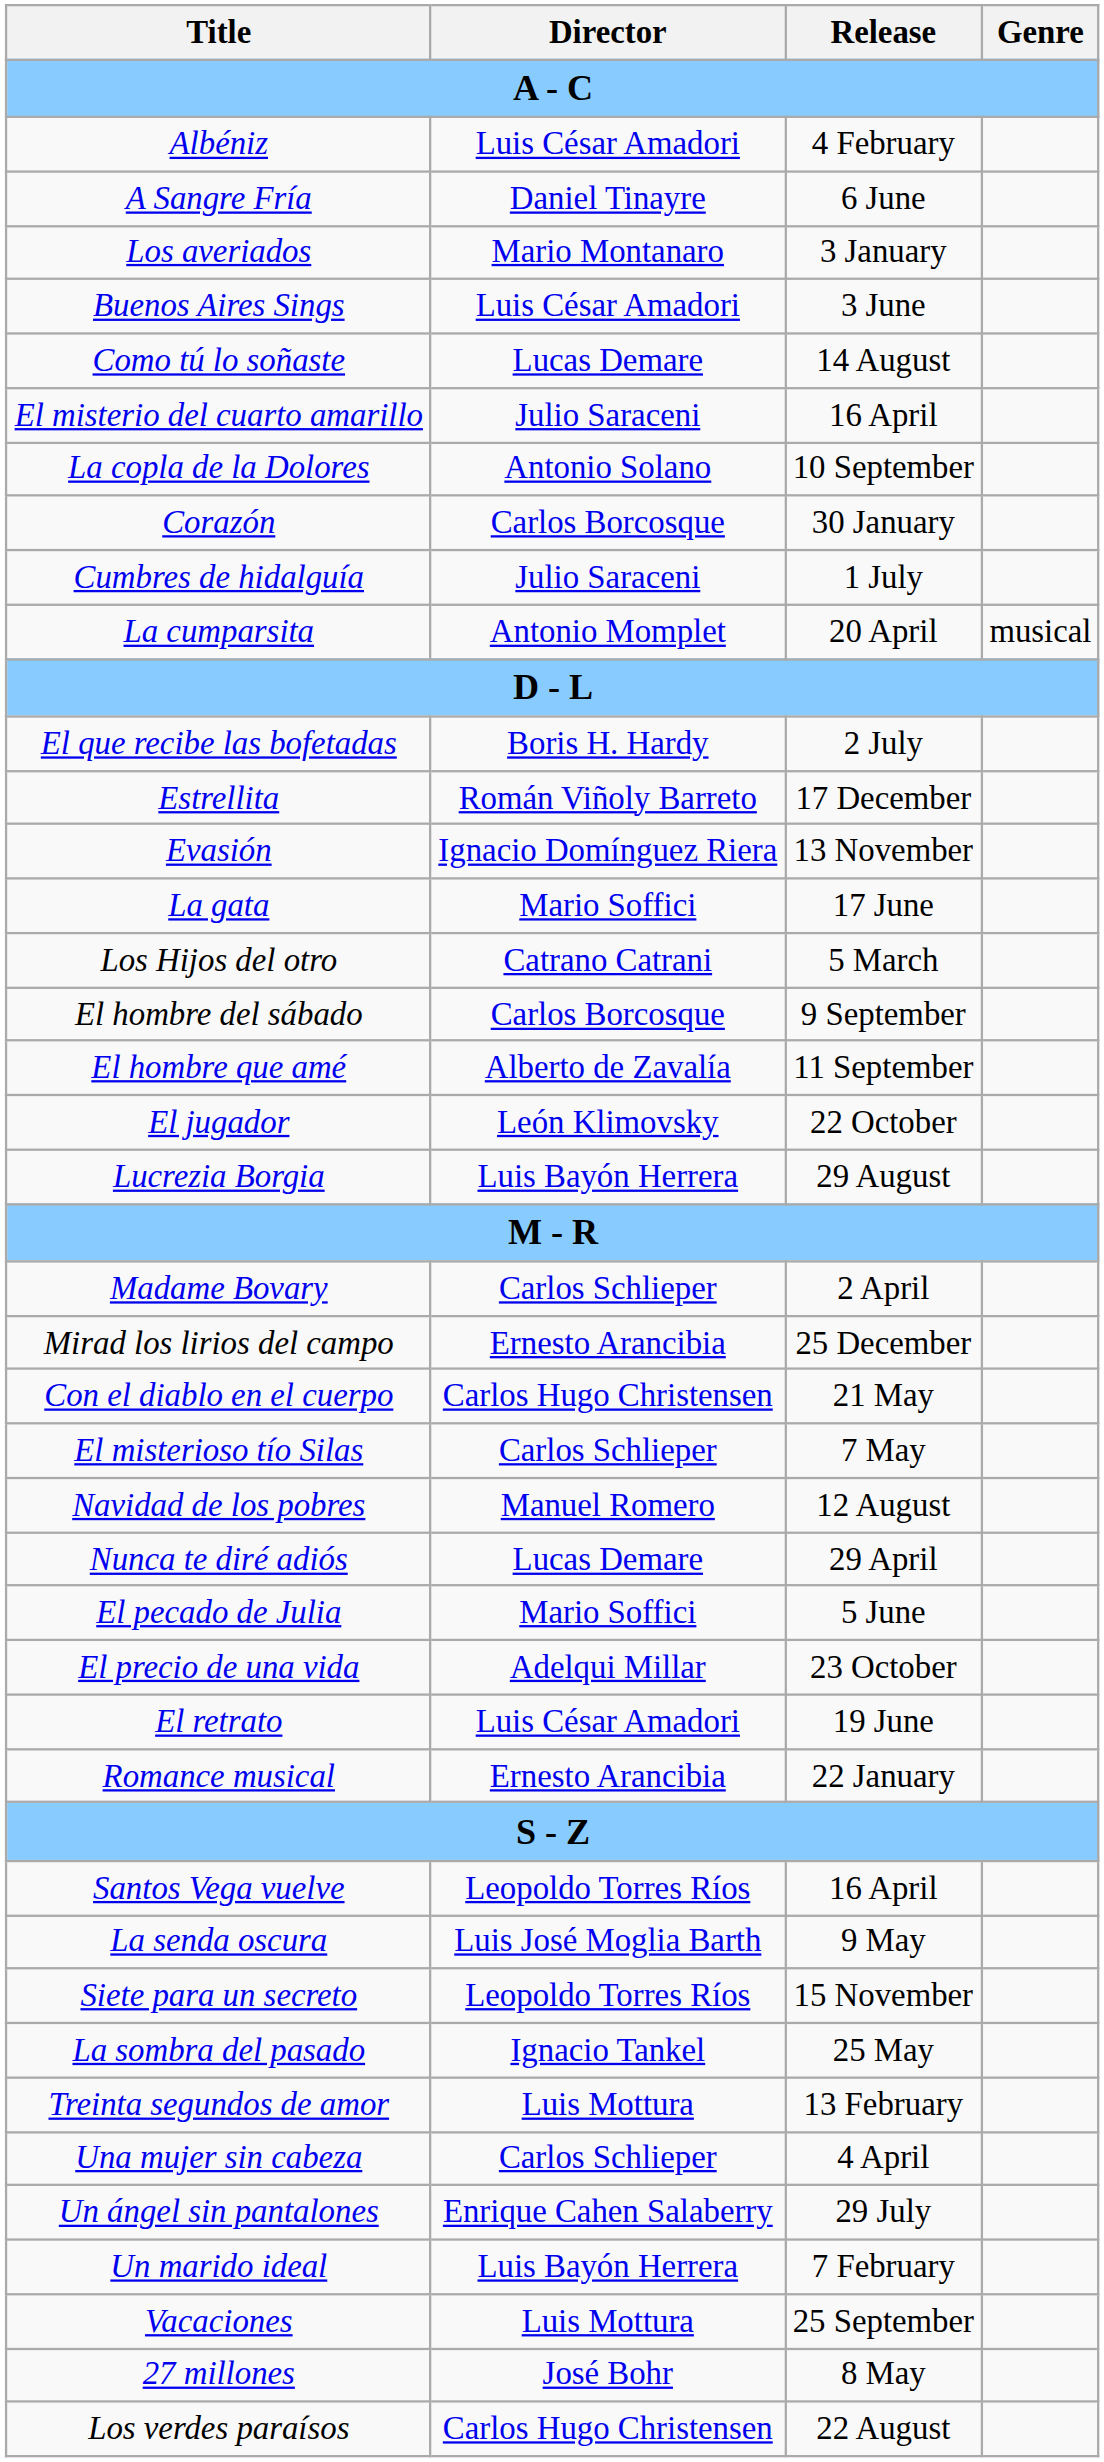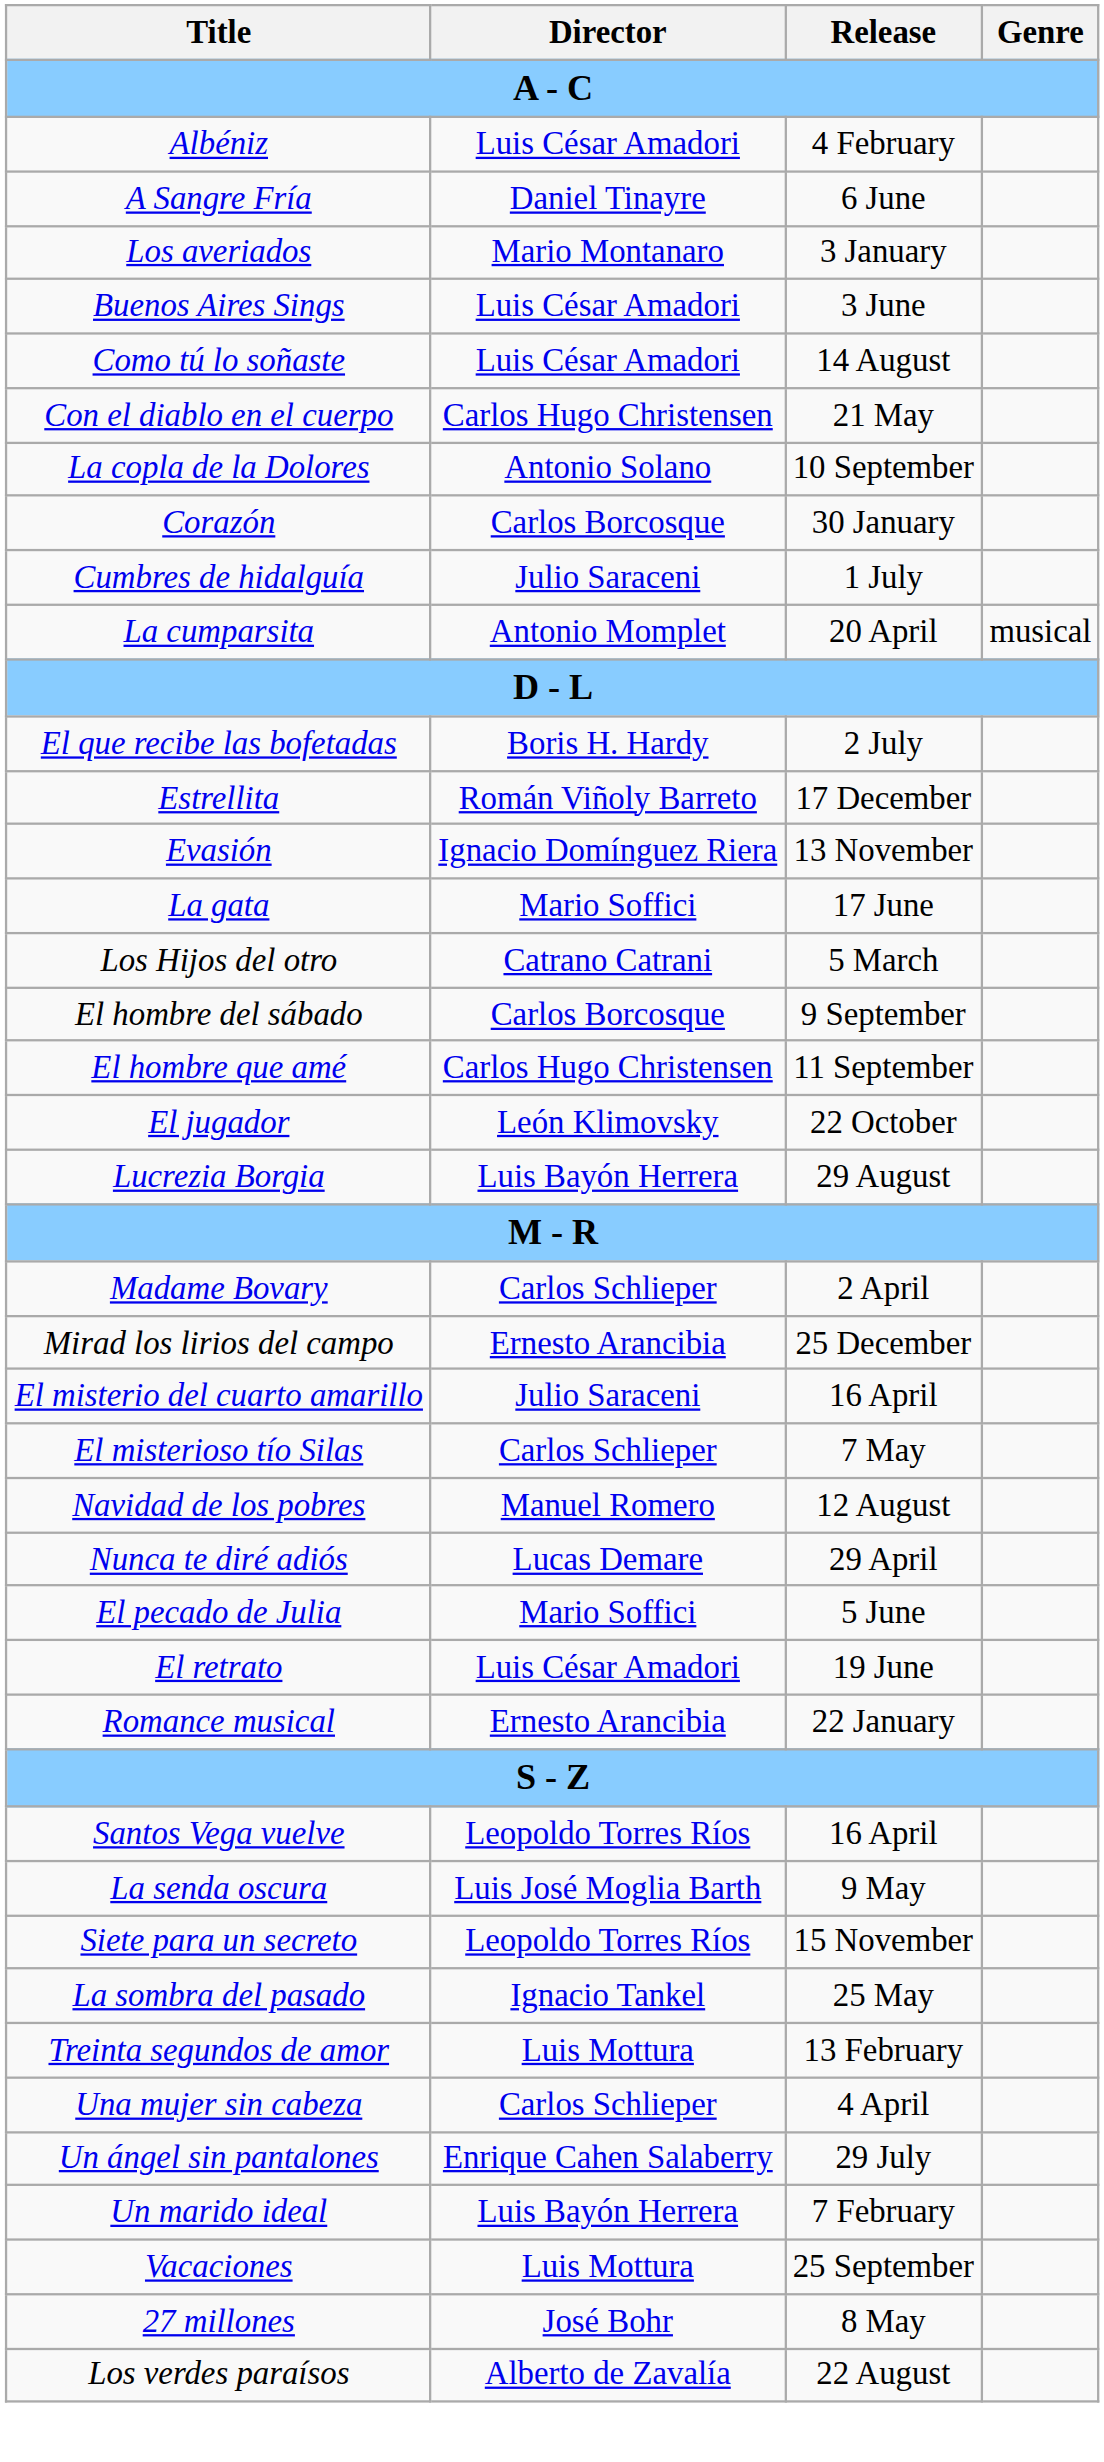(608, 360) Lucas Demare -> (608, 360) Luis César Amadori
rows swapped: (219, 1396) <-> (219, 414)
(608, 1067) Alberto de Zavalía -> (608, 1067) Carlos Hugo Christensen
- row: (219, 1667)
(608, 2428) Carlos Hugo Christensen -> (608, 2374) Alberto de Zavalía
